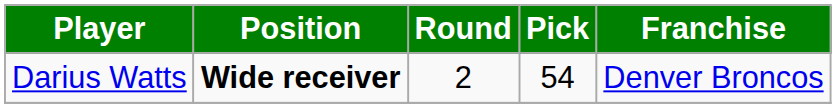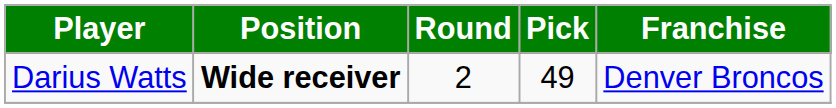(558, 77) 54 -> (558, 77) 49
